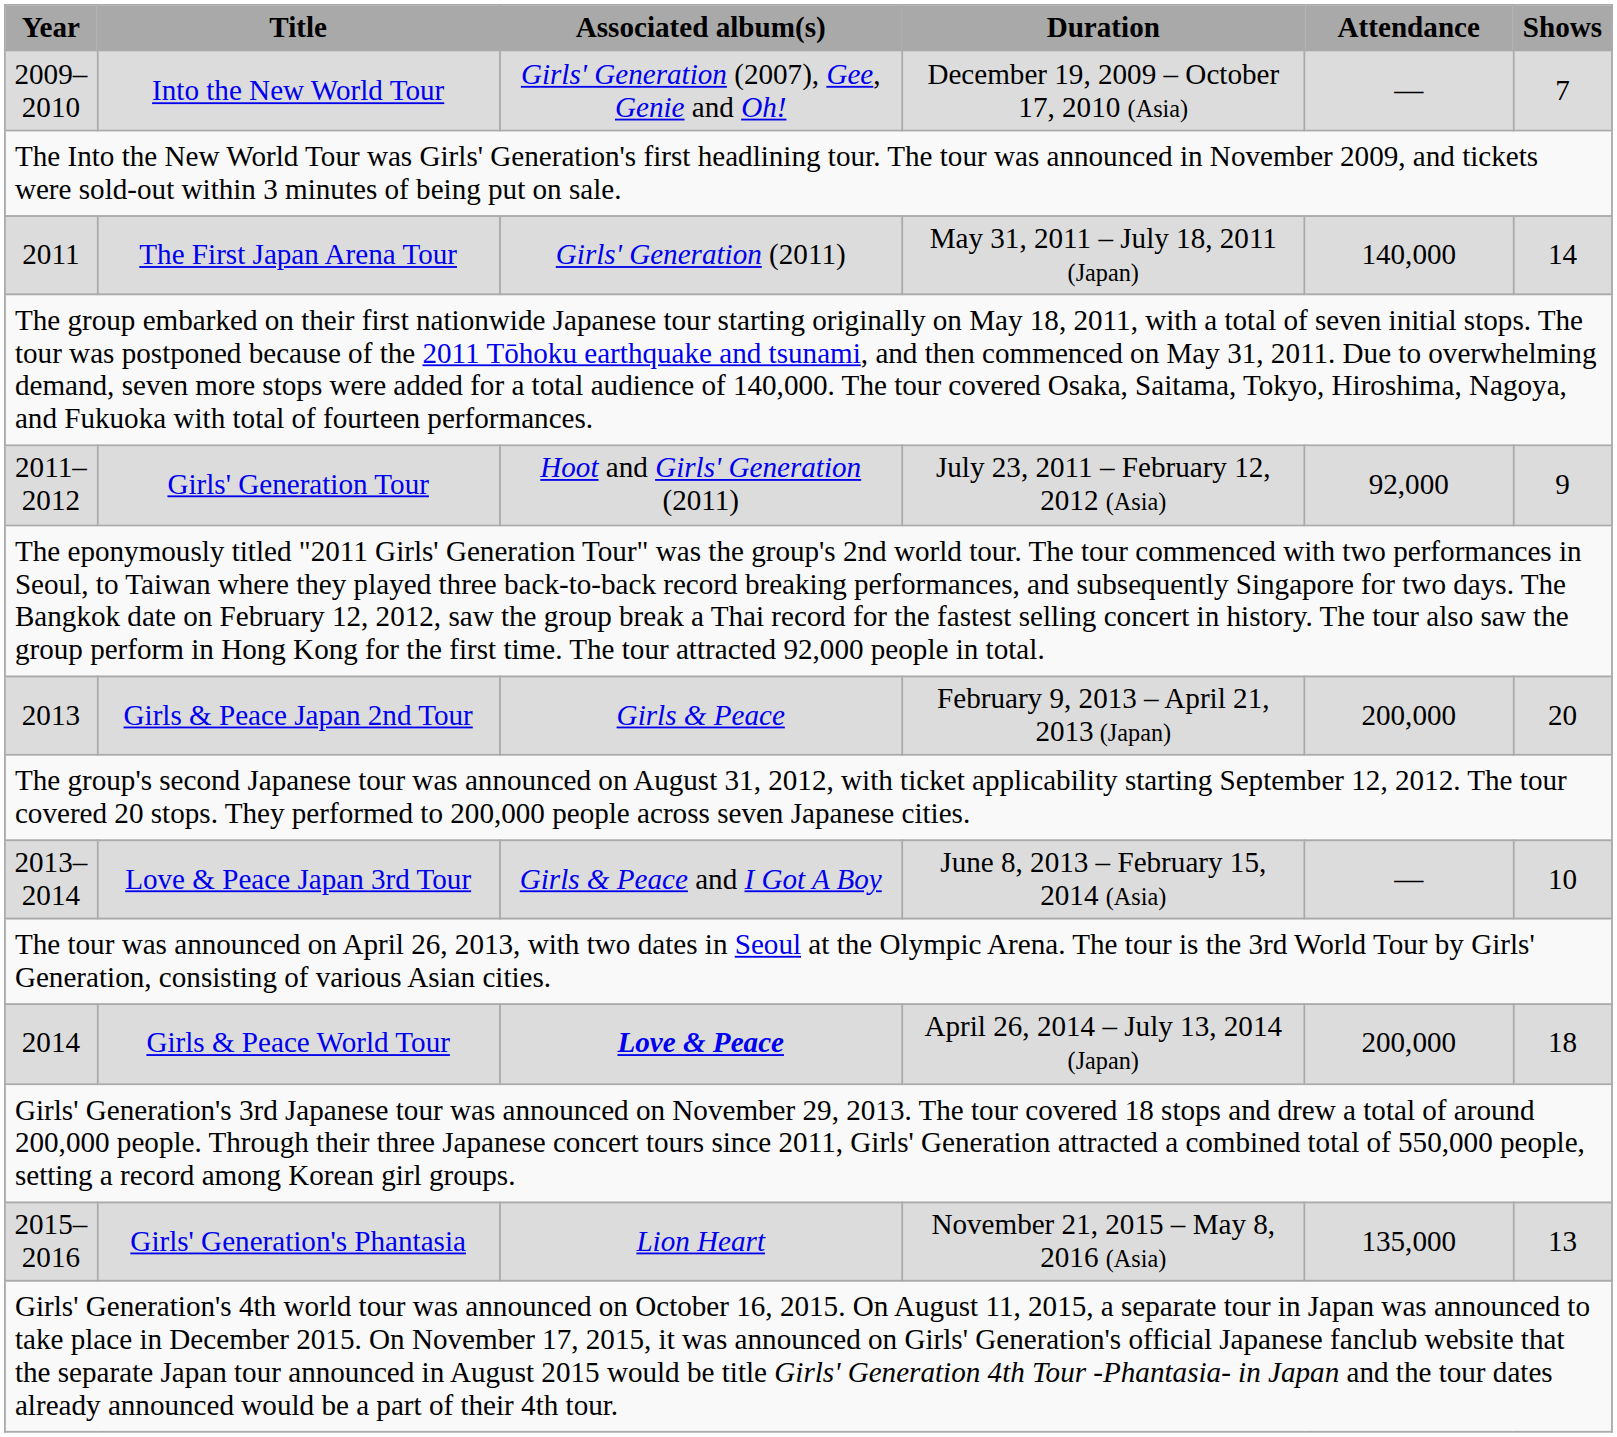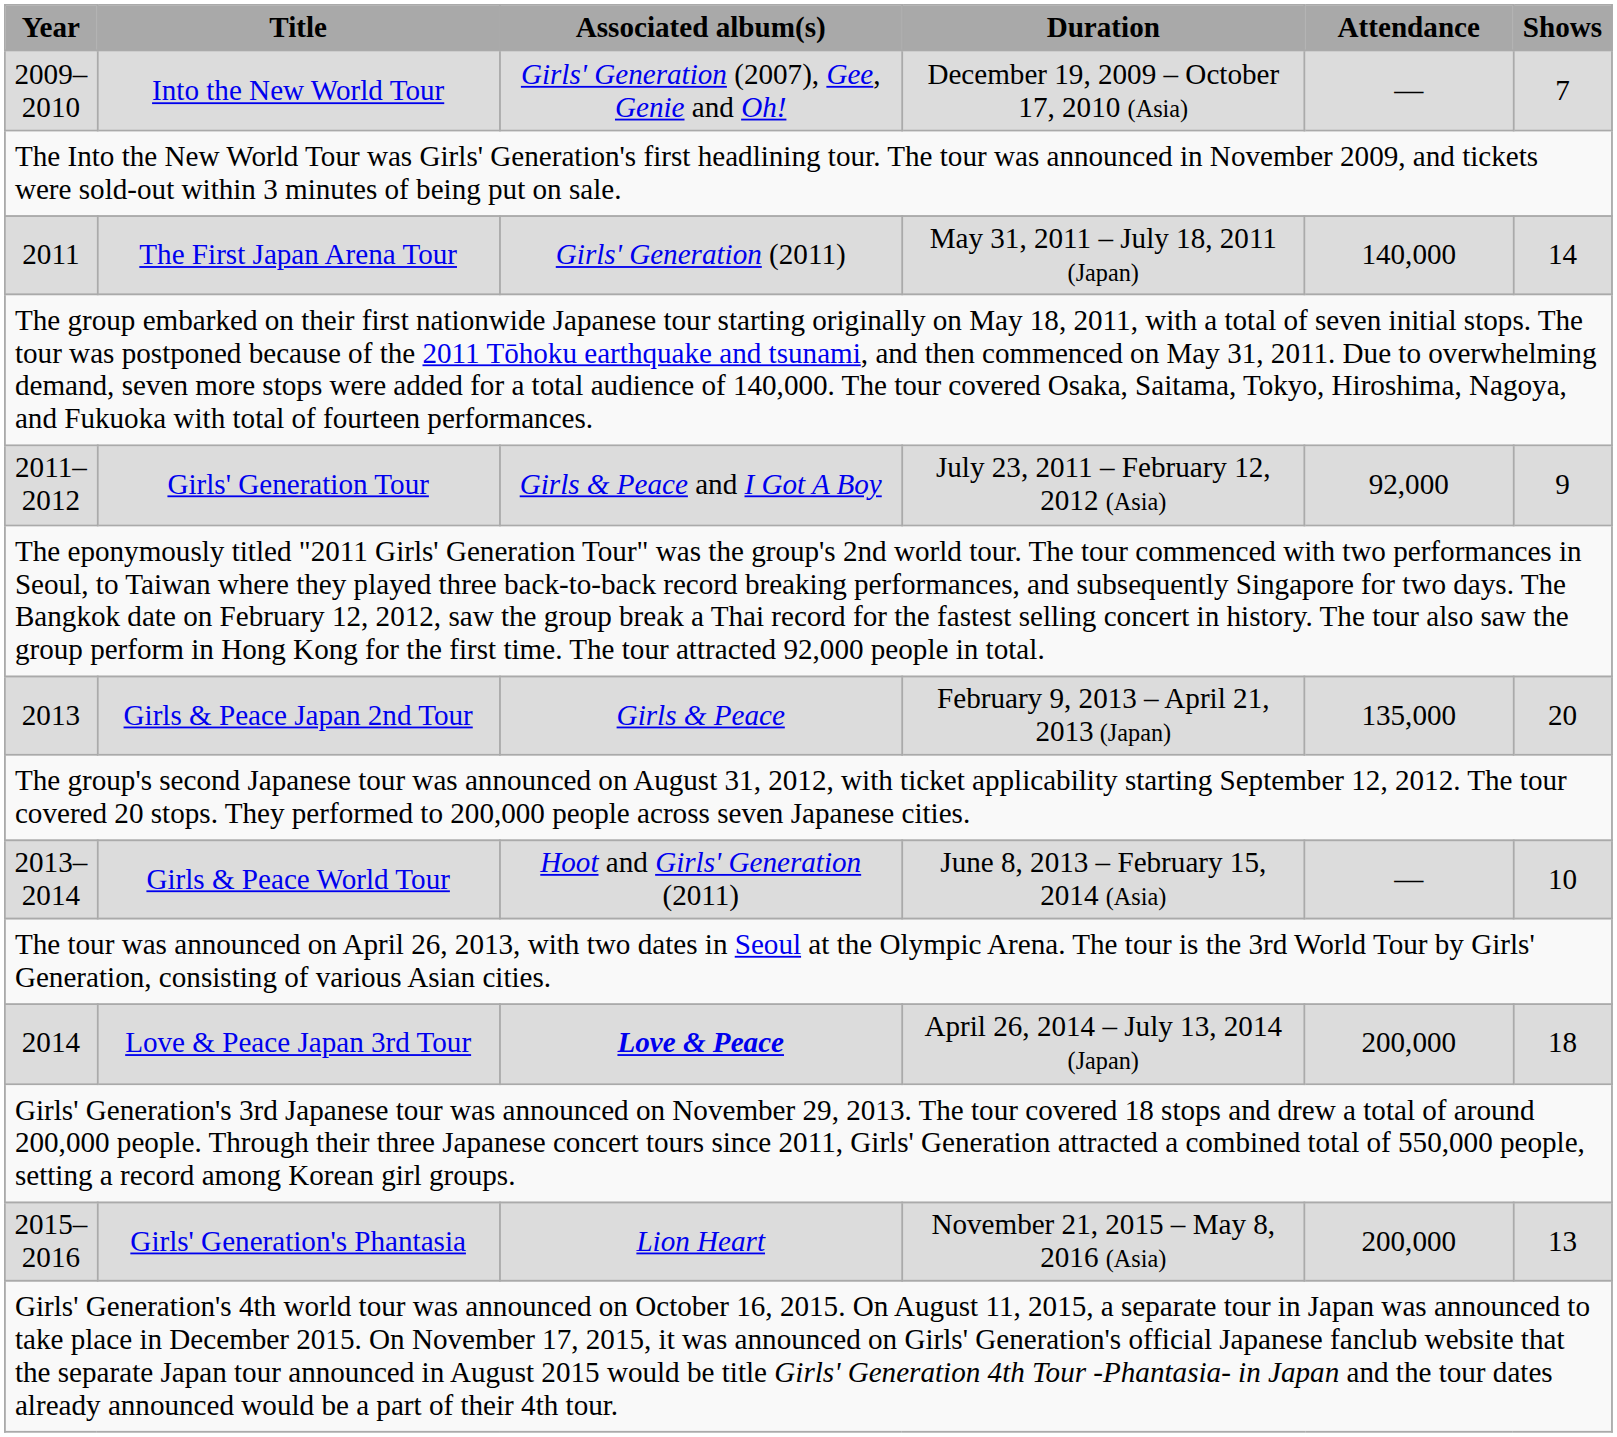(701, 484) Hoot and Girls' Generation (2011) -> (701, 484) Girls & Peace and I Got A Boy
(1409, 714) 200,000 -> (1409, 714) 135,000
(298, 879) Love & Peace Japan 3rd Tour -> (298, 879) Girls & Peace World Tour
(701, 879) Girls & Peace and I Got A Boy -> (701, 879) Hoot and Girls' Generation (2011)
(298, 1043) Girls & Peace World Tour -> (298, 1043) Love & Peace Japan 3rd Tour
(1409, 1240) 135,000 -> (1409, 1240) 200,000
